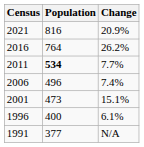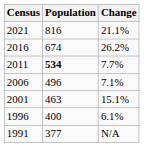(115, 30) 20.9% -> (115, 30) 21.1%
(53, 47) 764 -> (53, 47) 674
(112, 82) 7.4% -> (112, 82) 7.1%
(53, 99) 473 -> (53, 99) 463
